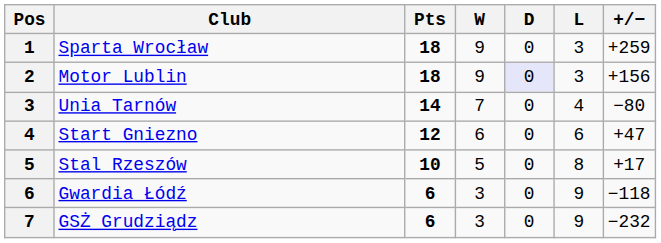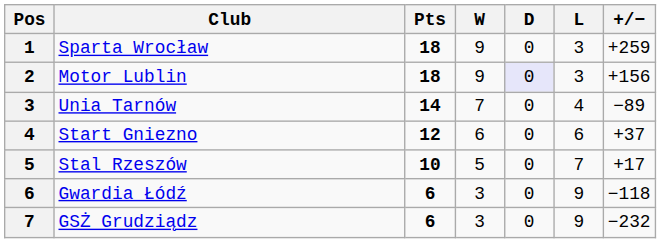(629, 106) −80 -> (629, 106) −89
(629, 135) +47 -> (629, 135) +37
(579, 164) 8 -> (579, 164) 7
